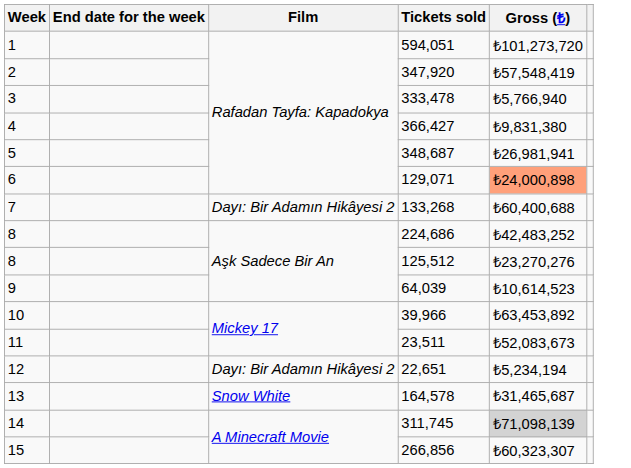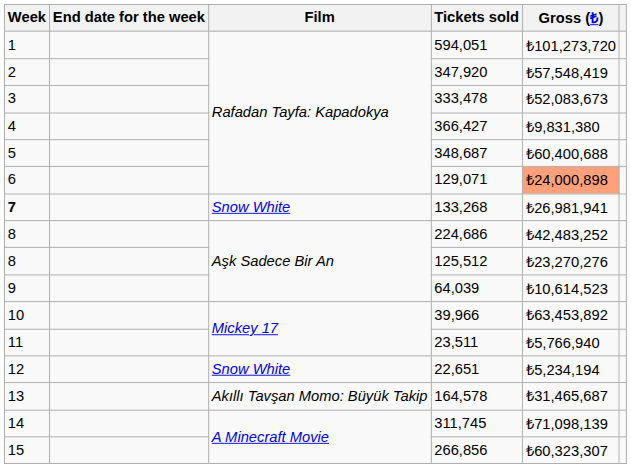(530, 100) ₺5,766,940 -> (567, 100) ₺52,083,673
(534, 154) ₺26,981,941 -> (567, 154) ₺60,400,688
(12, 207) normal -> (12, 207) bold
(303, 207) Dayı: Bir Adamın Hikâyesi 2 -> (251, 207) Snow White
(534, 208) ₺60,400,688 -> (567, 208) ₺26,981,941
(534, 343) ₺52,083,673 -> (563, 343) ₺5,766,940
(303, 369) Dayı: Bir Adamın Hikâyesi 2 -> (251, 369) Snow White
(251, 396) Snow White -> (320, 396) Akıllı Tavşan Momo: Büyük Takip
(534, 424) lightgrey background -> (567, 424) no background
